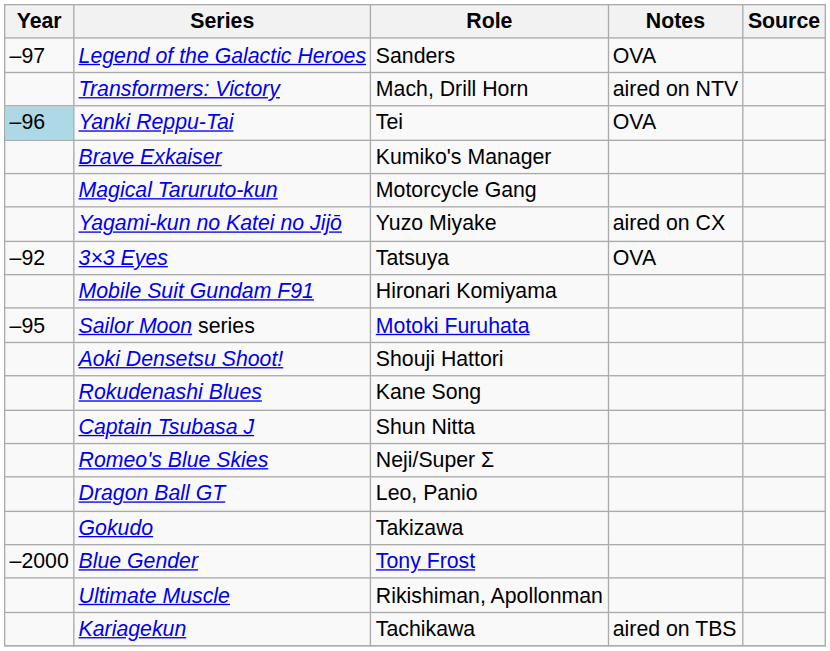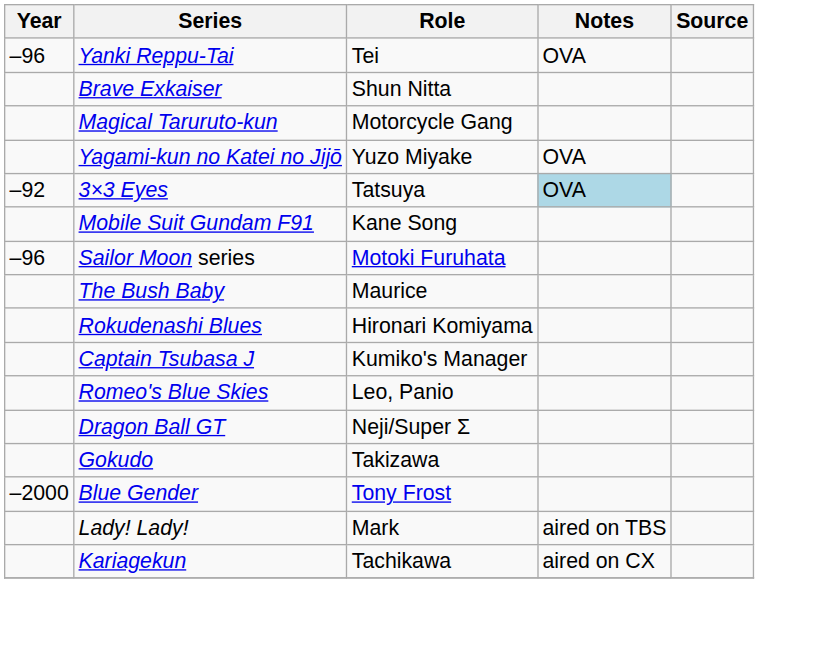- row: (222, 55)
- row: (179, 88)
(27, 122) lightblue background -> (27, 55) no background
(464, 156) Kumiko's Manager -> (401, 88) Shun Nitta
(669, 223) aired on CX -> (564, 156) OVA
(634, 257) no background -> (564, 190) lightblue background
(466, 291) Hironari Komiyama -> (404, 223) Kane Song
(27, 325) –95 -> (27, 257) –96
+ row: (151, 291)
- row: (181, 358)
(428, 392) Kane Song -> (442, 325) Hironari Komiyama
(426, 426) Shun Nitta -> (440, 358) Kumiko's Manager
(435, 460) Neji/Super Σ -> (403, 392) Leo, Panio
(427, 493) Leo, Panio -> (411, 426) Neji/Super Σ
- row: (154, 595)
+ row: (134, 527)
(675, 628) aired on TBS -> (599, 561) aired on CX
